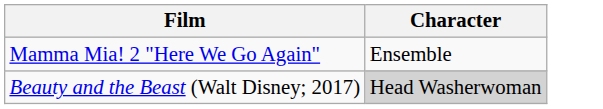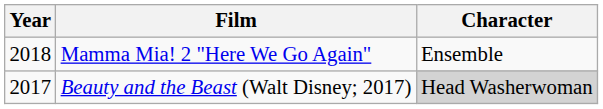+ column: (30, 20)
